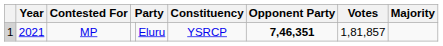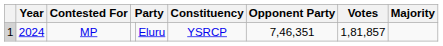(32, 31) 2021 -> (32, 31) 2024
(292, 31) bold -> (292, 31) normal
